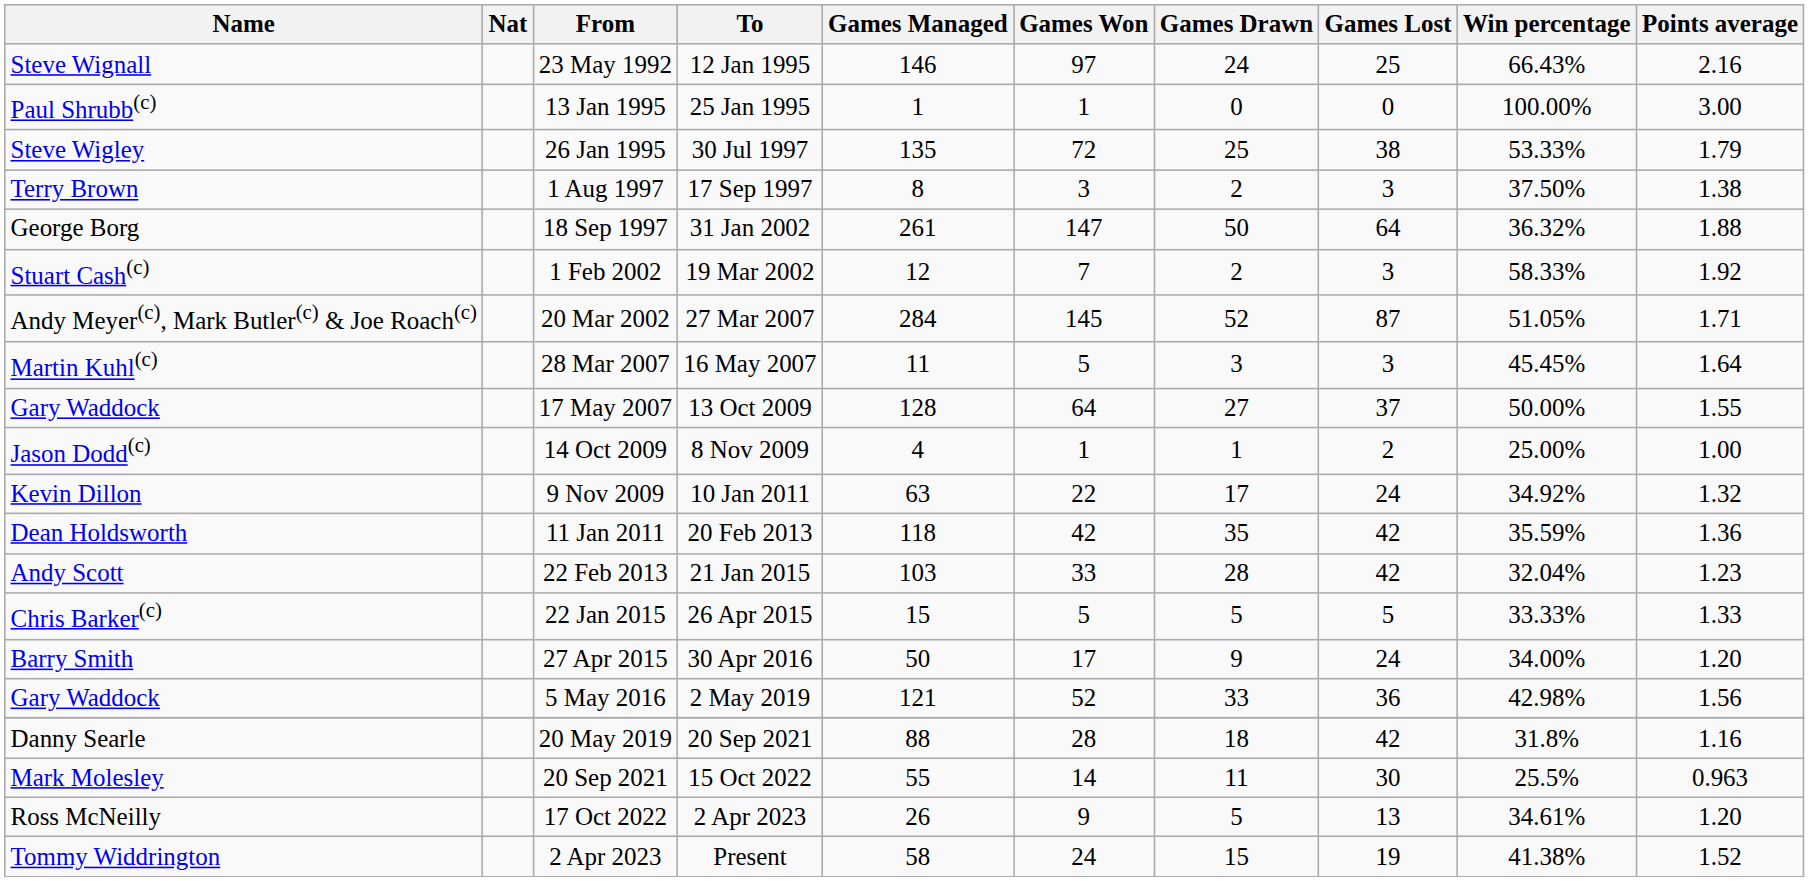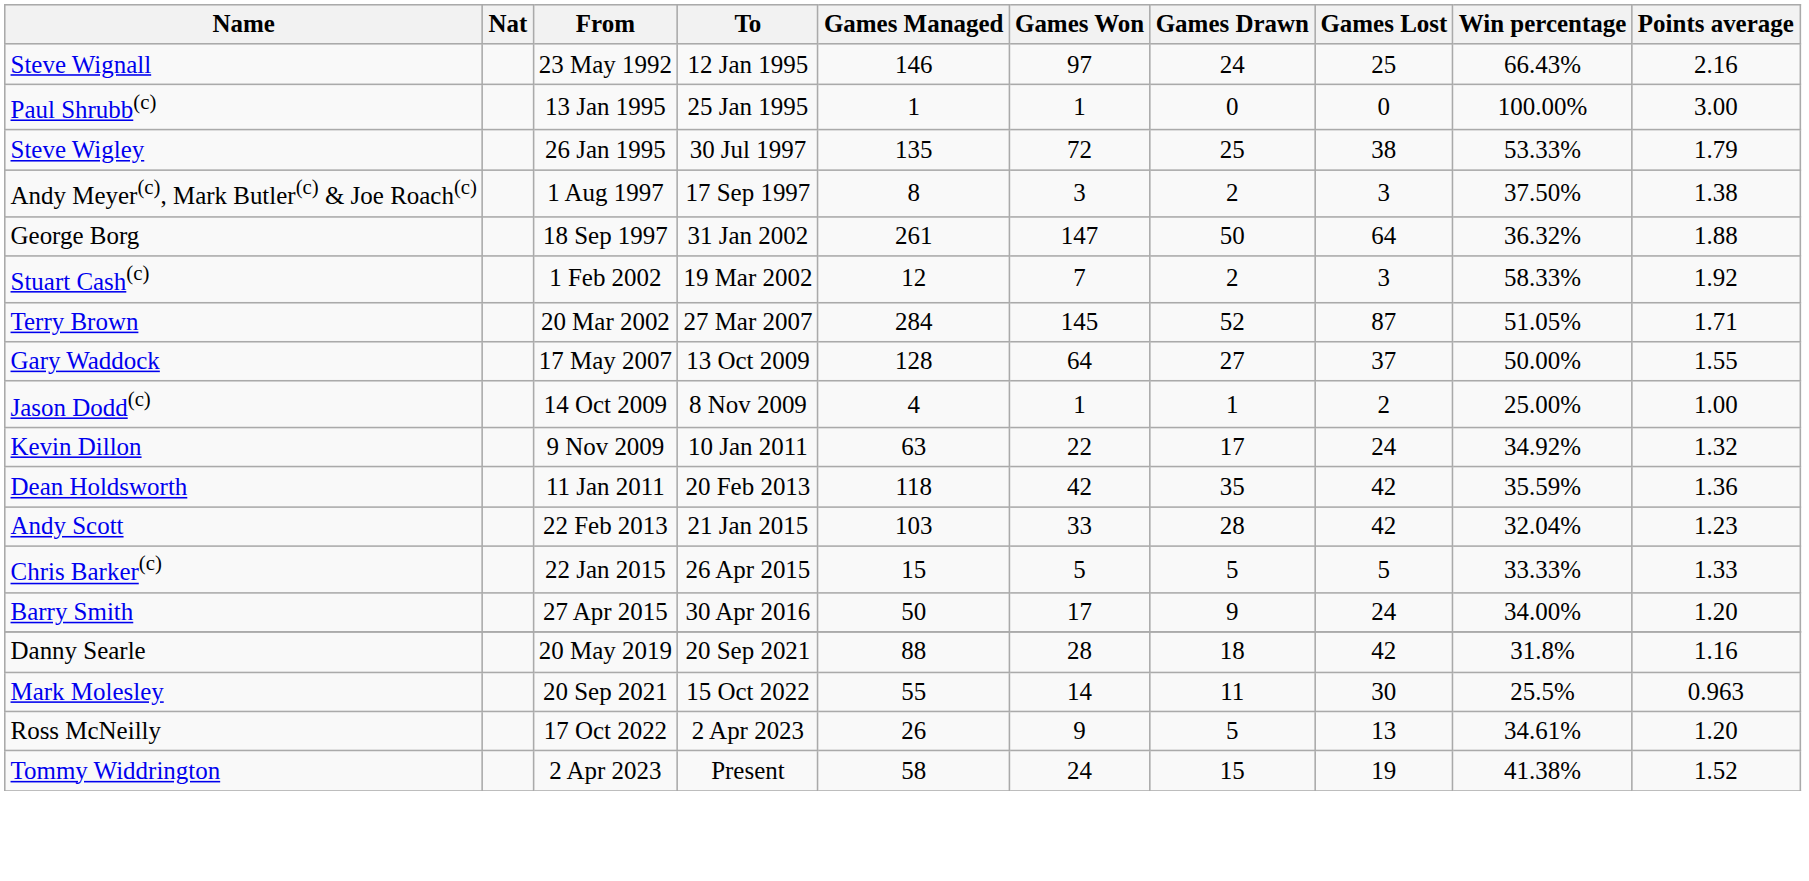(74, 189) Terry Brown -> (244, 192) Andy Meyer(c), Mark Butler(c) & Joe Roach(c)
(244, 318) Andy Meyer(c), Mark Butler(c) & Joe Roach(c) -> (74, 321) Terry Brown
- row: (605, 364)
- row: (605, 698)
